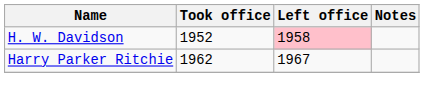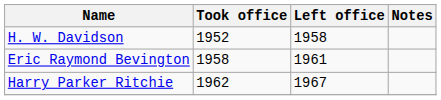(294, 38) pink background -> (310, 38) no background
+ row: (99, 61)
